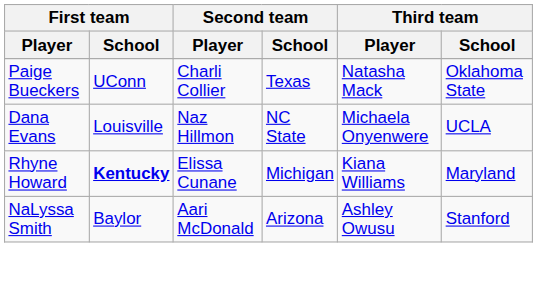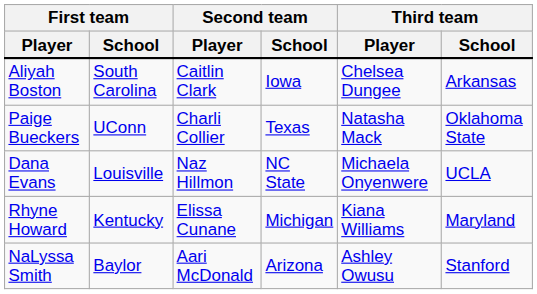+ row: (35, 81)
(131, 173) bold -> (128, 219) normal
